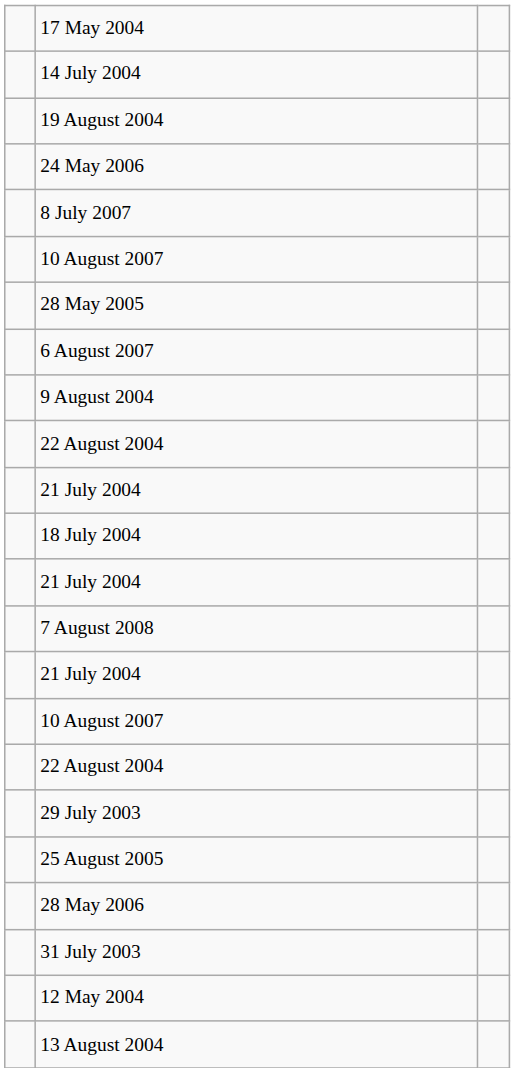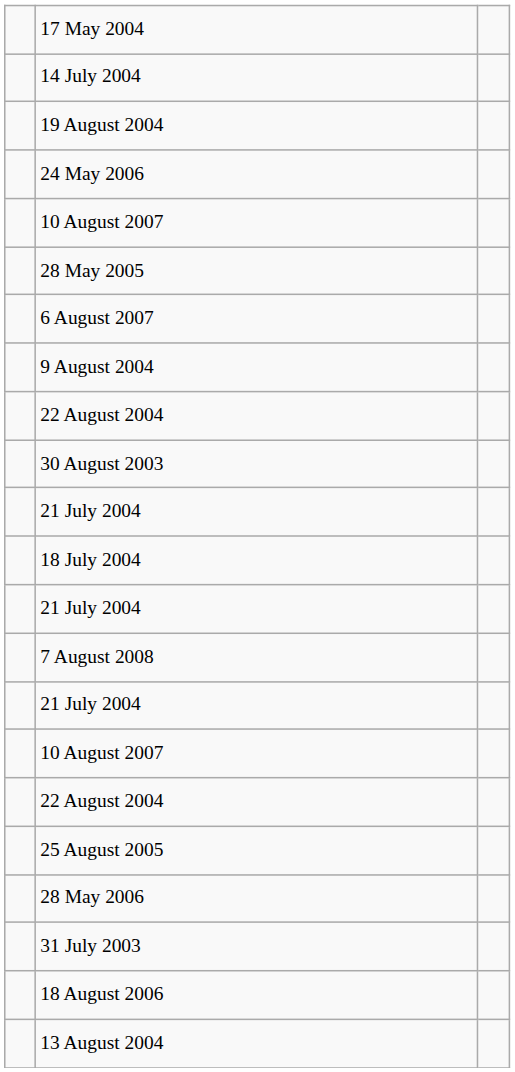- row: (20, 213)
+ row: (20, 464)
- row: (20, 814)
- row: (20, 998)
+ row: (20, 995)
